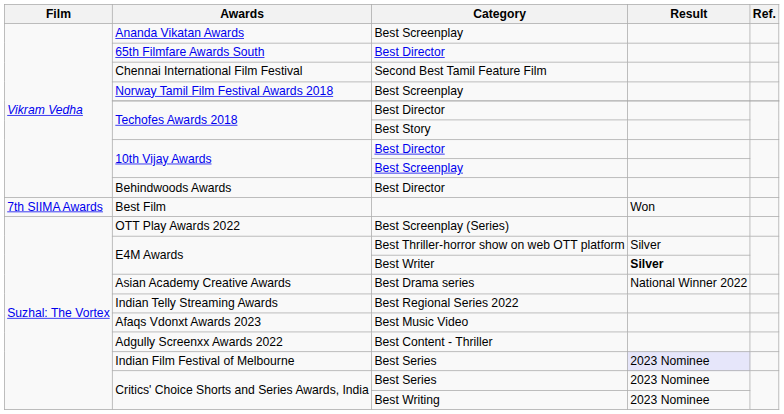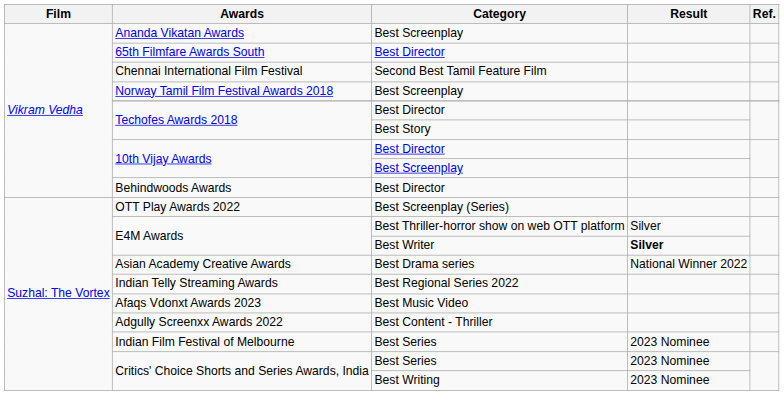- row: (141, 206)
(670, 361) lavender background -> (670, 341) no background
